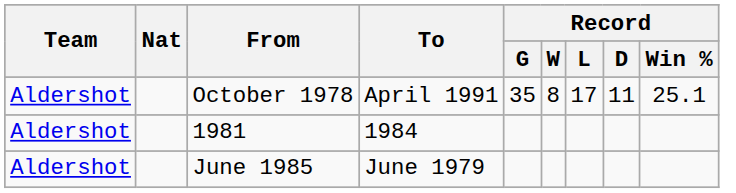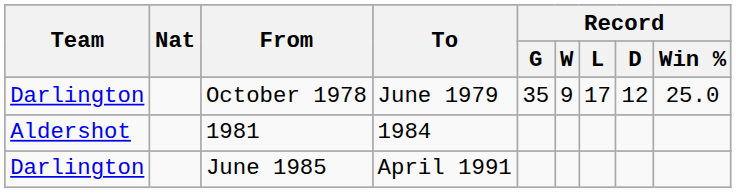(71, 96) Aldershot -> (77, 96) Darlington
(431, 96) April 1991 -> (438, 96) June 1979
(553, 96) 8 -> (567, 96) 9
(621, 96) 11 -> (635, 96) 12
(679, 96) 25.1 -> (693, 96) 25.0
(71, 169) Aldershot -> (77, 169) Darlington
(425, 169) June 1979 -> (445, 169) April 1991
